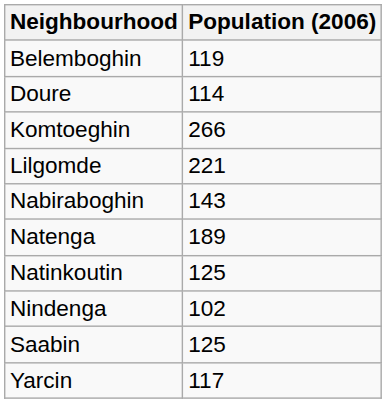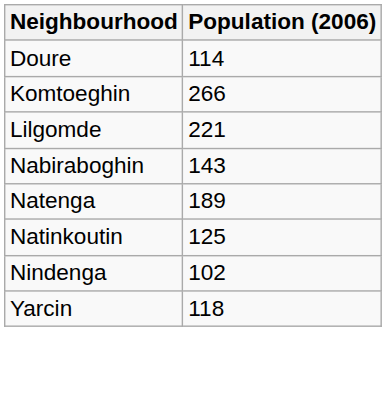- row: (76, 58)
- row: (45, 344)
(206, 380) 117 -> (206, 308) 118
